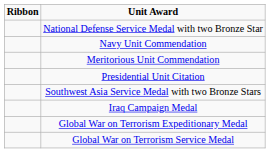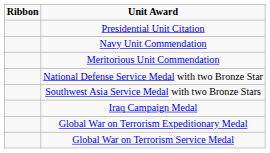rows swapped: (153, 76) <-> (153, 28)
